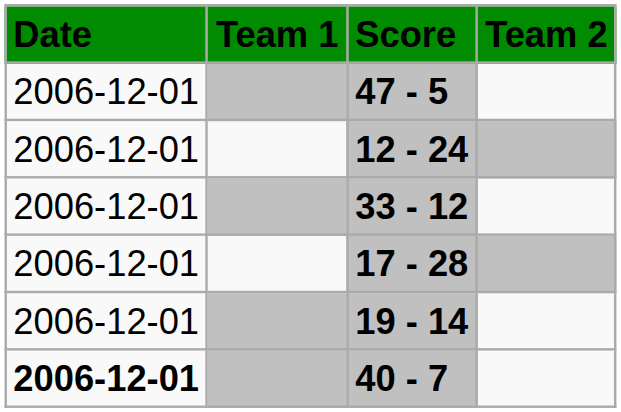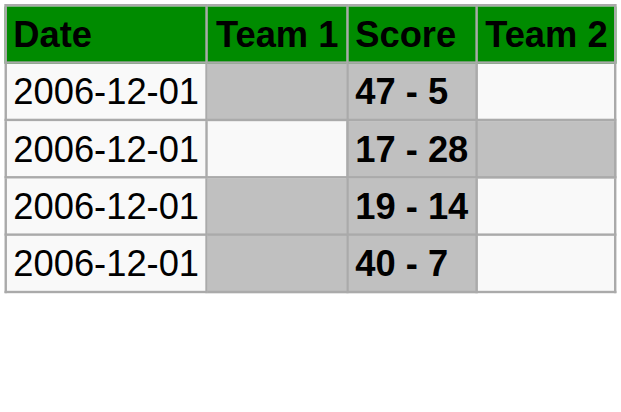- row: (412, 149)
- row: (412, 206)
(106, 379) bold -> (106, 264) normal
